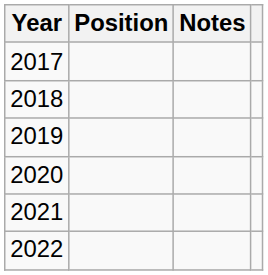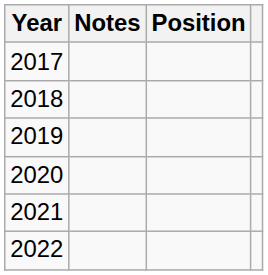columns swapped: (121, 23) <-> (212, 23)
